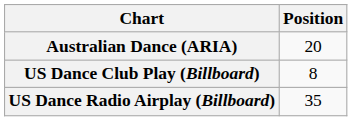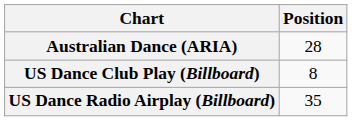(313, 45) 20 -> (313, 45) 28
